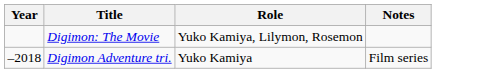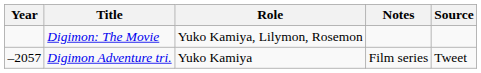+ column: (454, 15)
(24, 57) –2018 -> (24, 57) –2057
